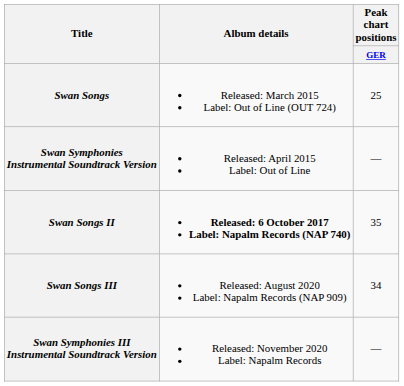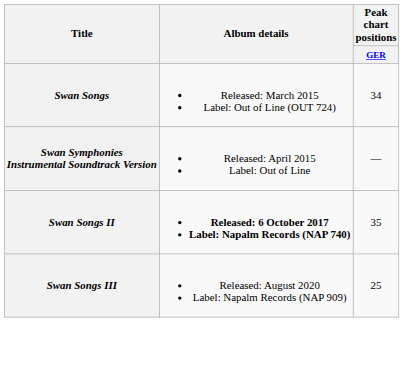(376, 95) 25 -> (376, 95) 34
(376, 285) 34 -> (376, 285) 25
- row: (82, 349)
